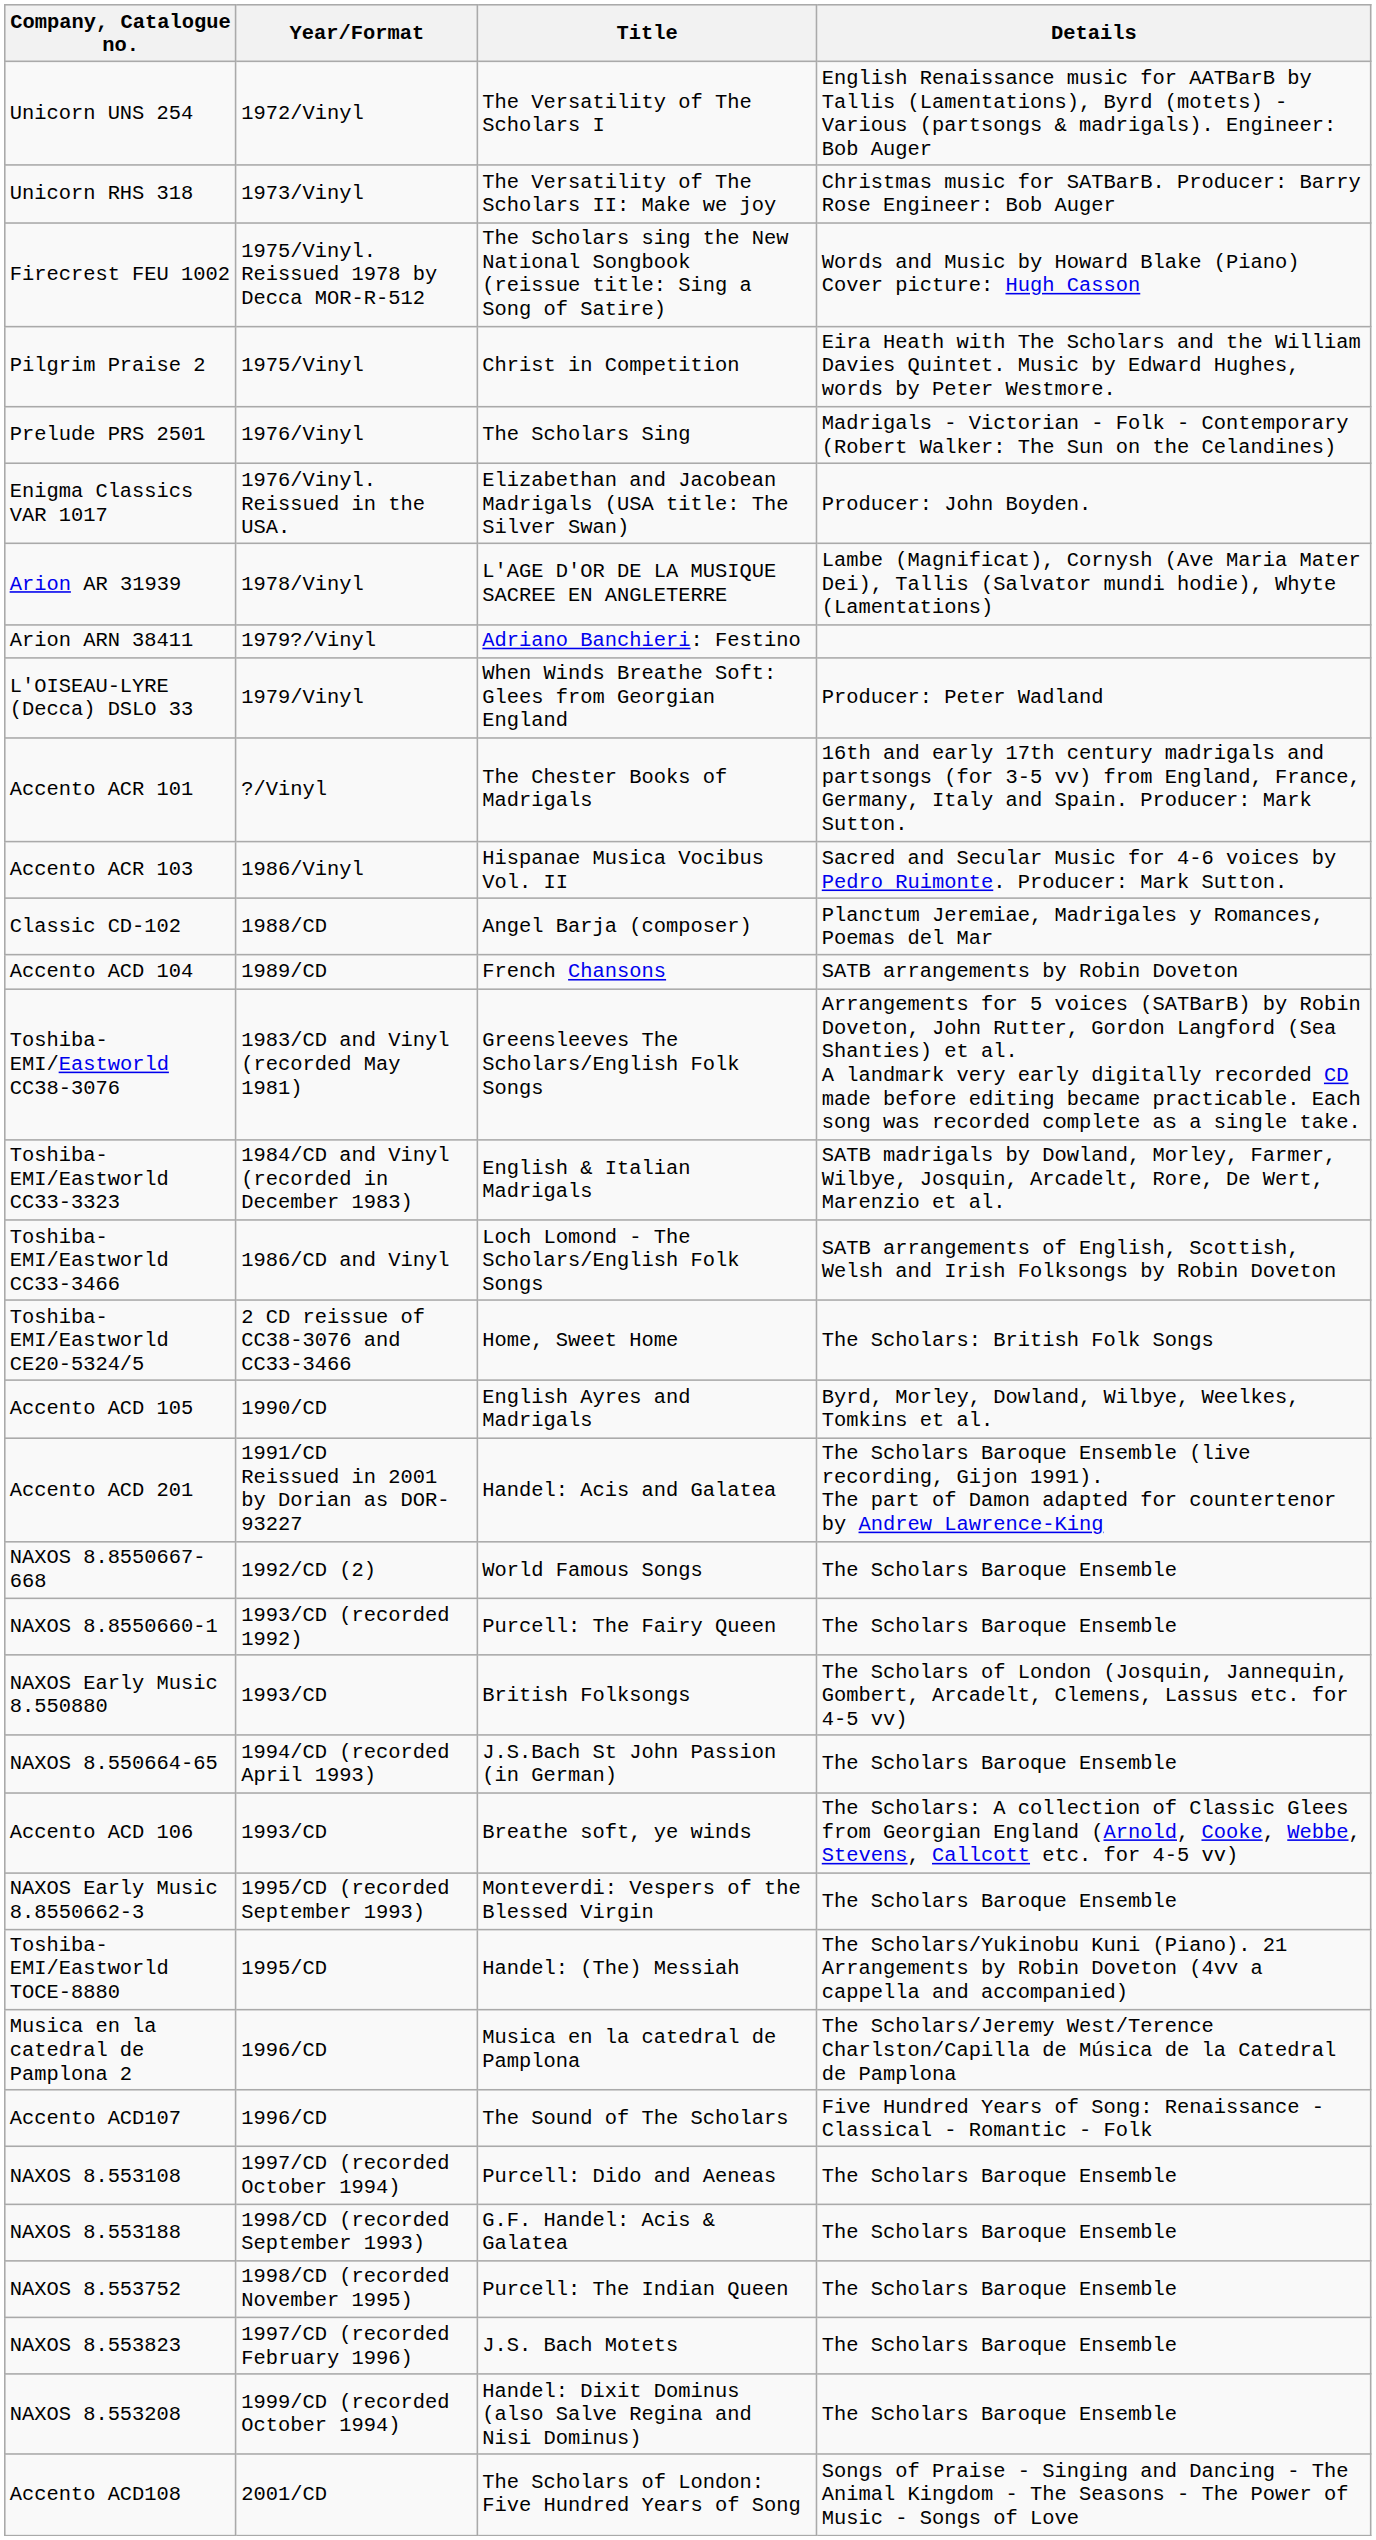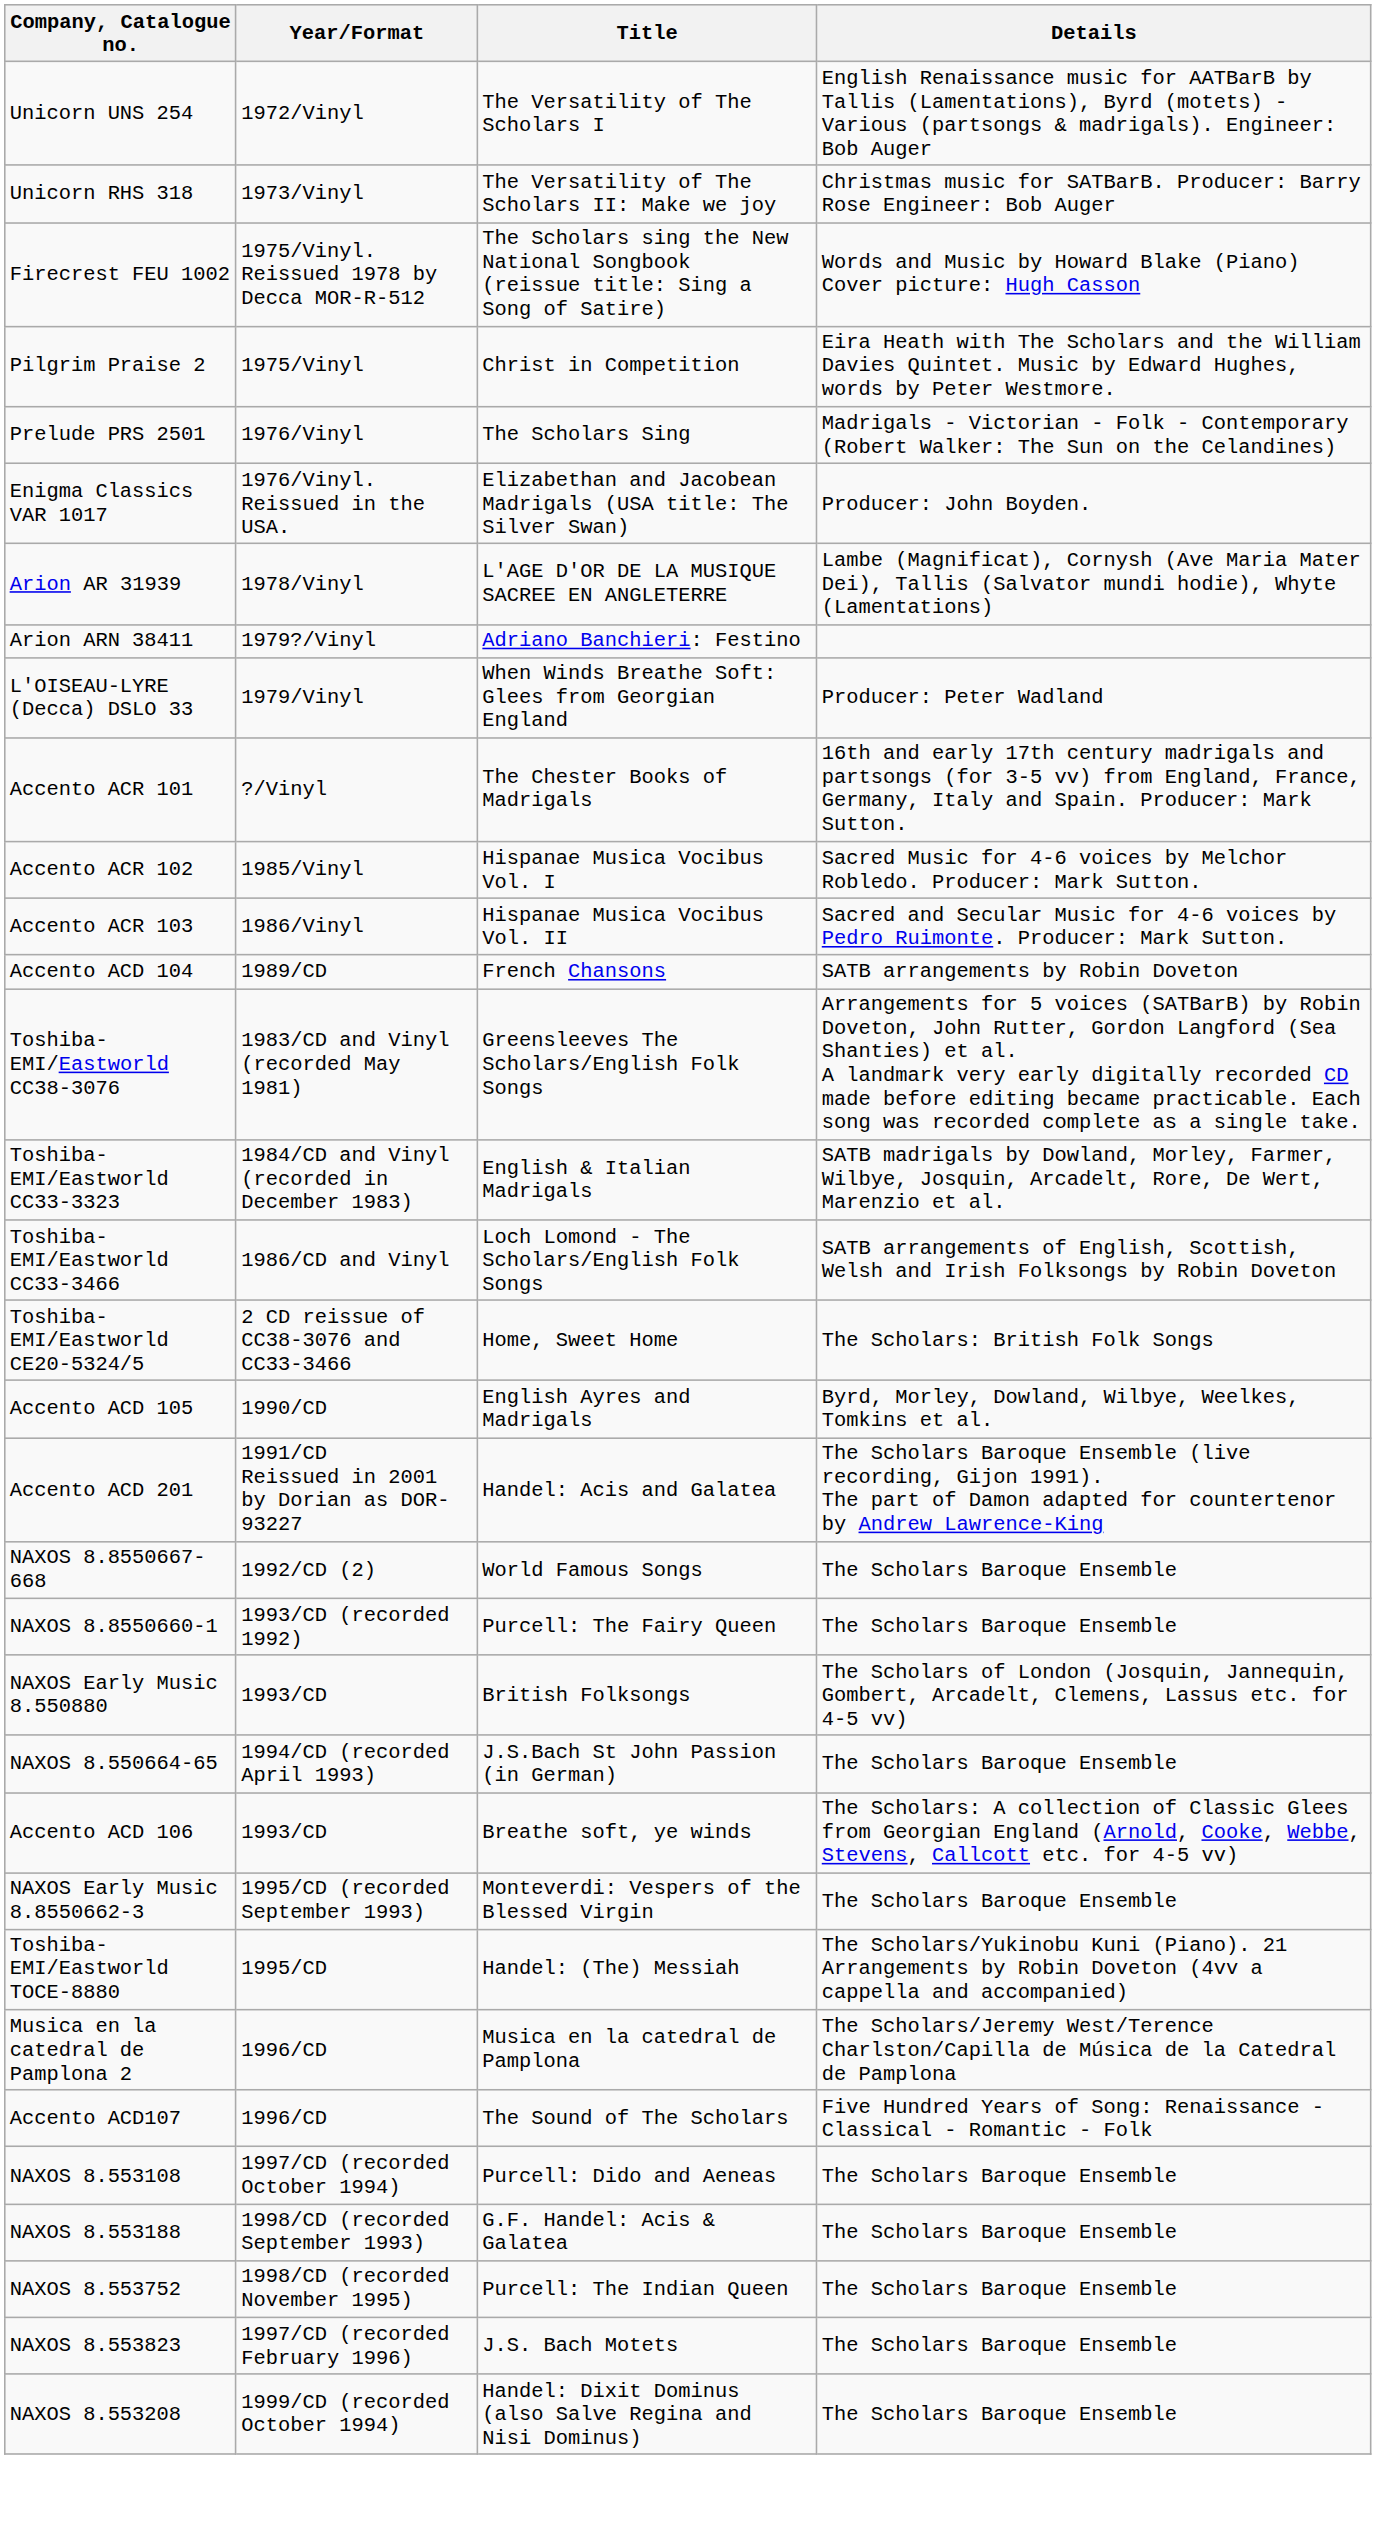+ row: (102, 870)
- row: (95, 927)
- row: (95, 2495)
